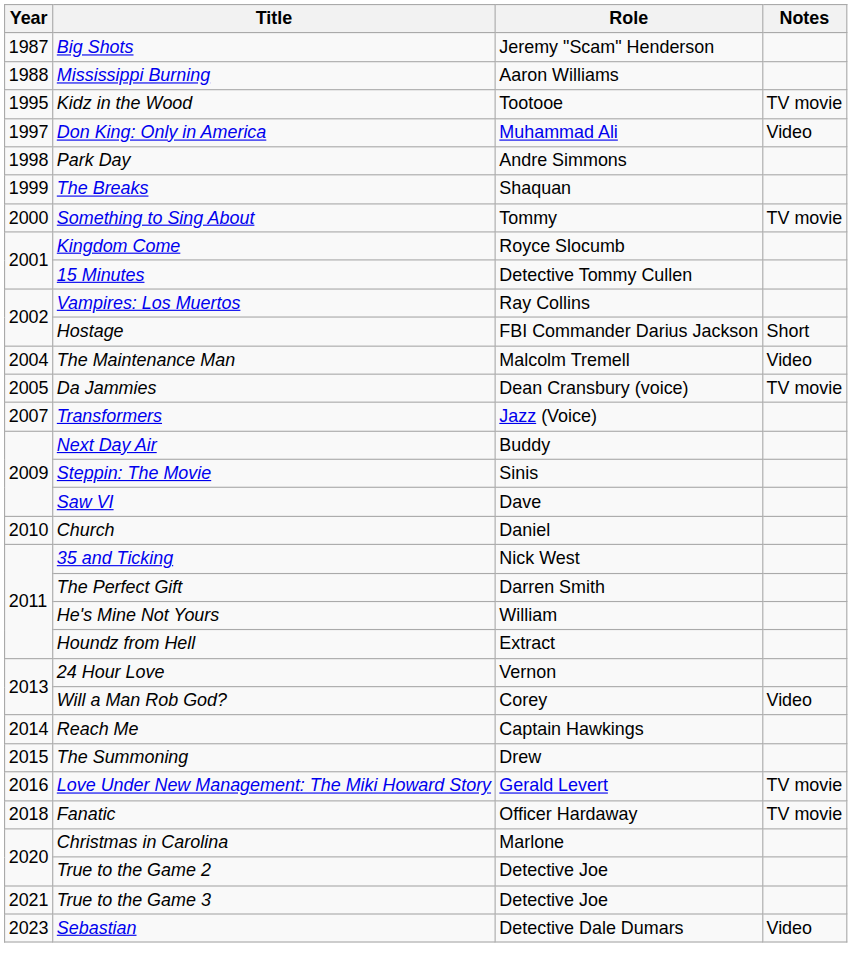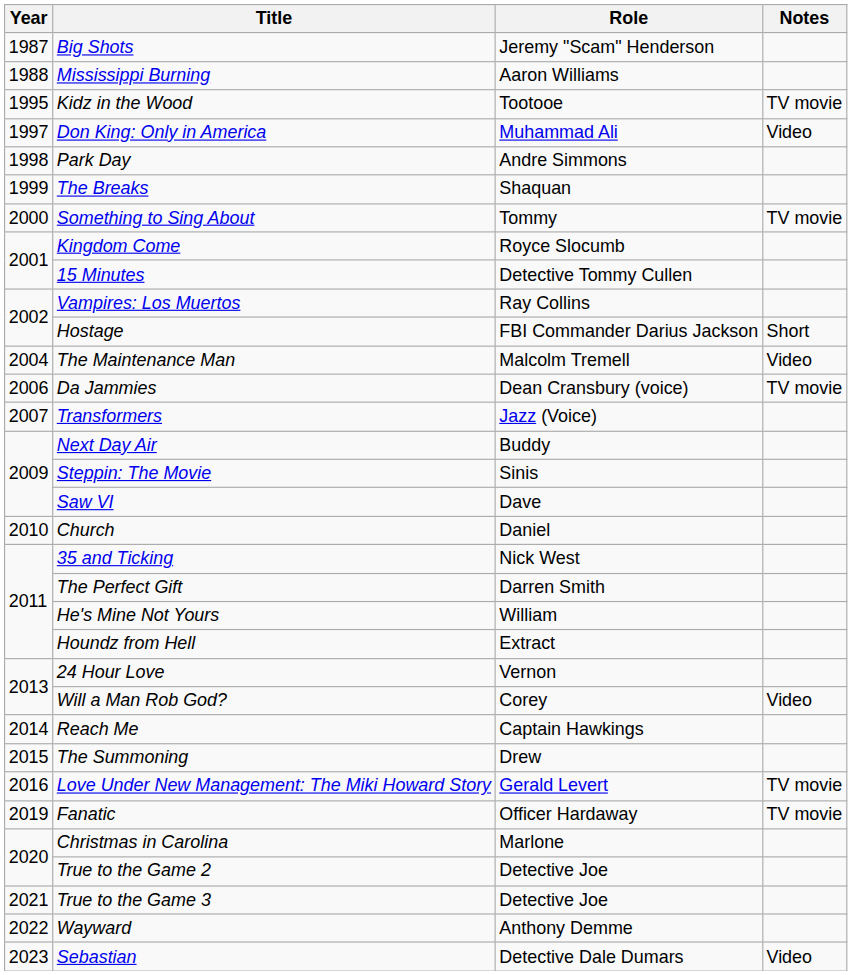(29, 388) 2005 -> (29, 388) 2006
(29, 814) 2018 -> (29, 814) 2019
+ row: (94, 928)
